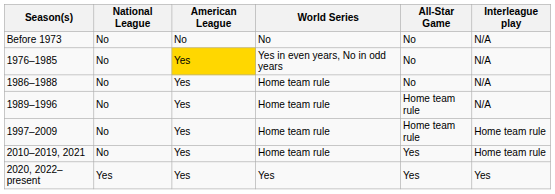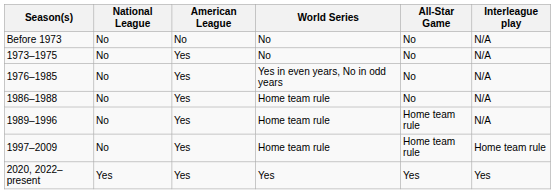+ row: (32, 55)
(182, 61) gold background -> (182, 77) no background
- row: (46, 153)
